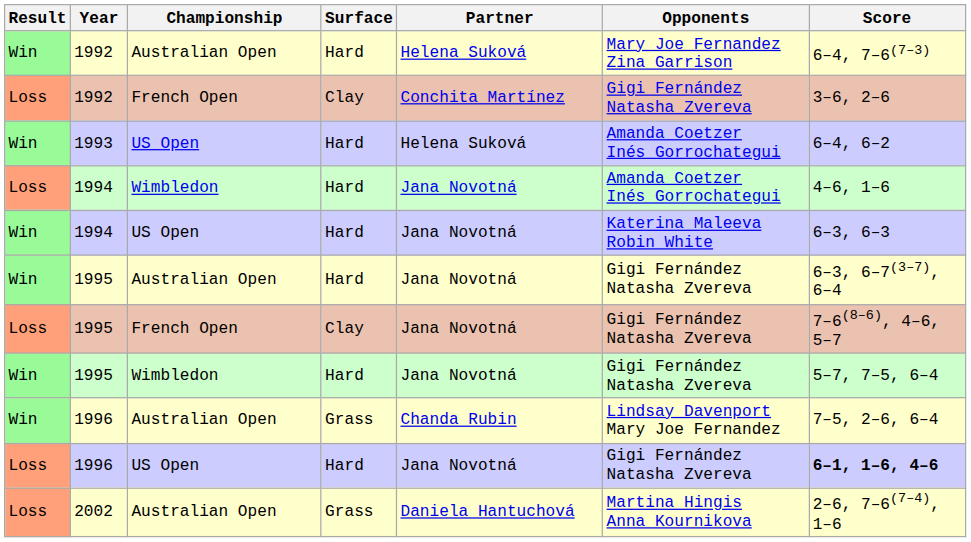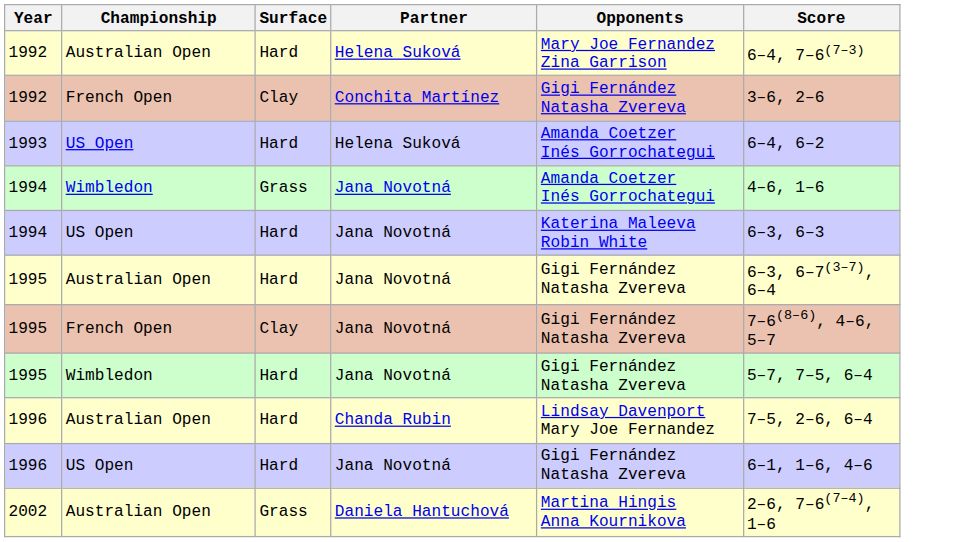- column: (37, 18)
(344, 188) Hard -> (284, 188) Grass
(349, 421) Grass -> (279, 421) Hard
(876, 465) bold -> (810, 465) normal
